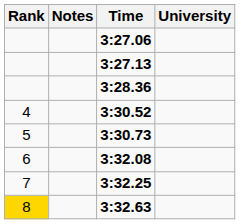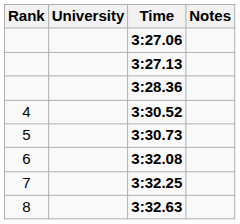columns swapped: (195, 16) <-> (73, 16)
(26, 207) gold background -> (26, 207) no background
